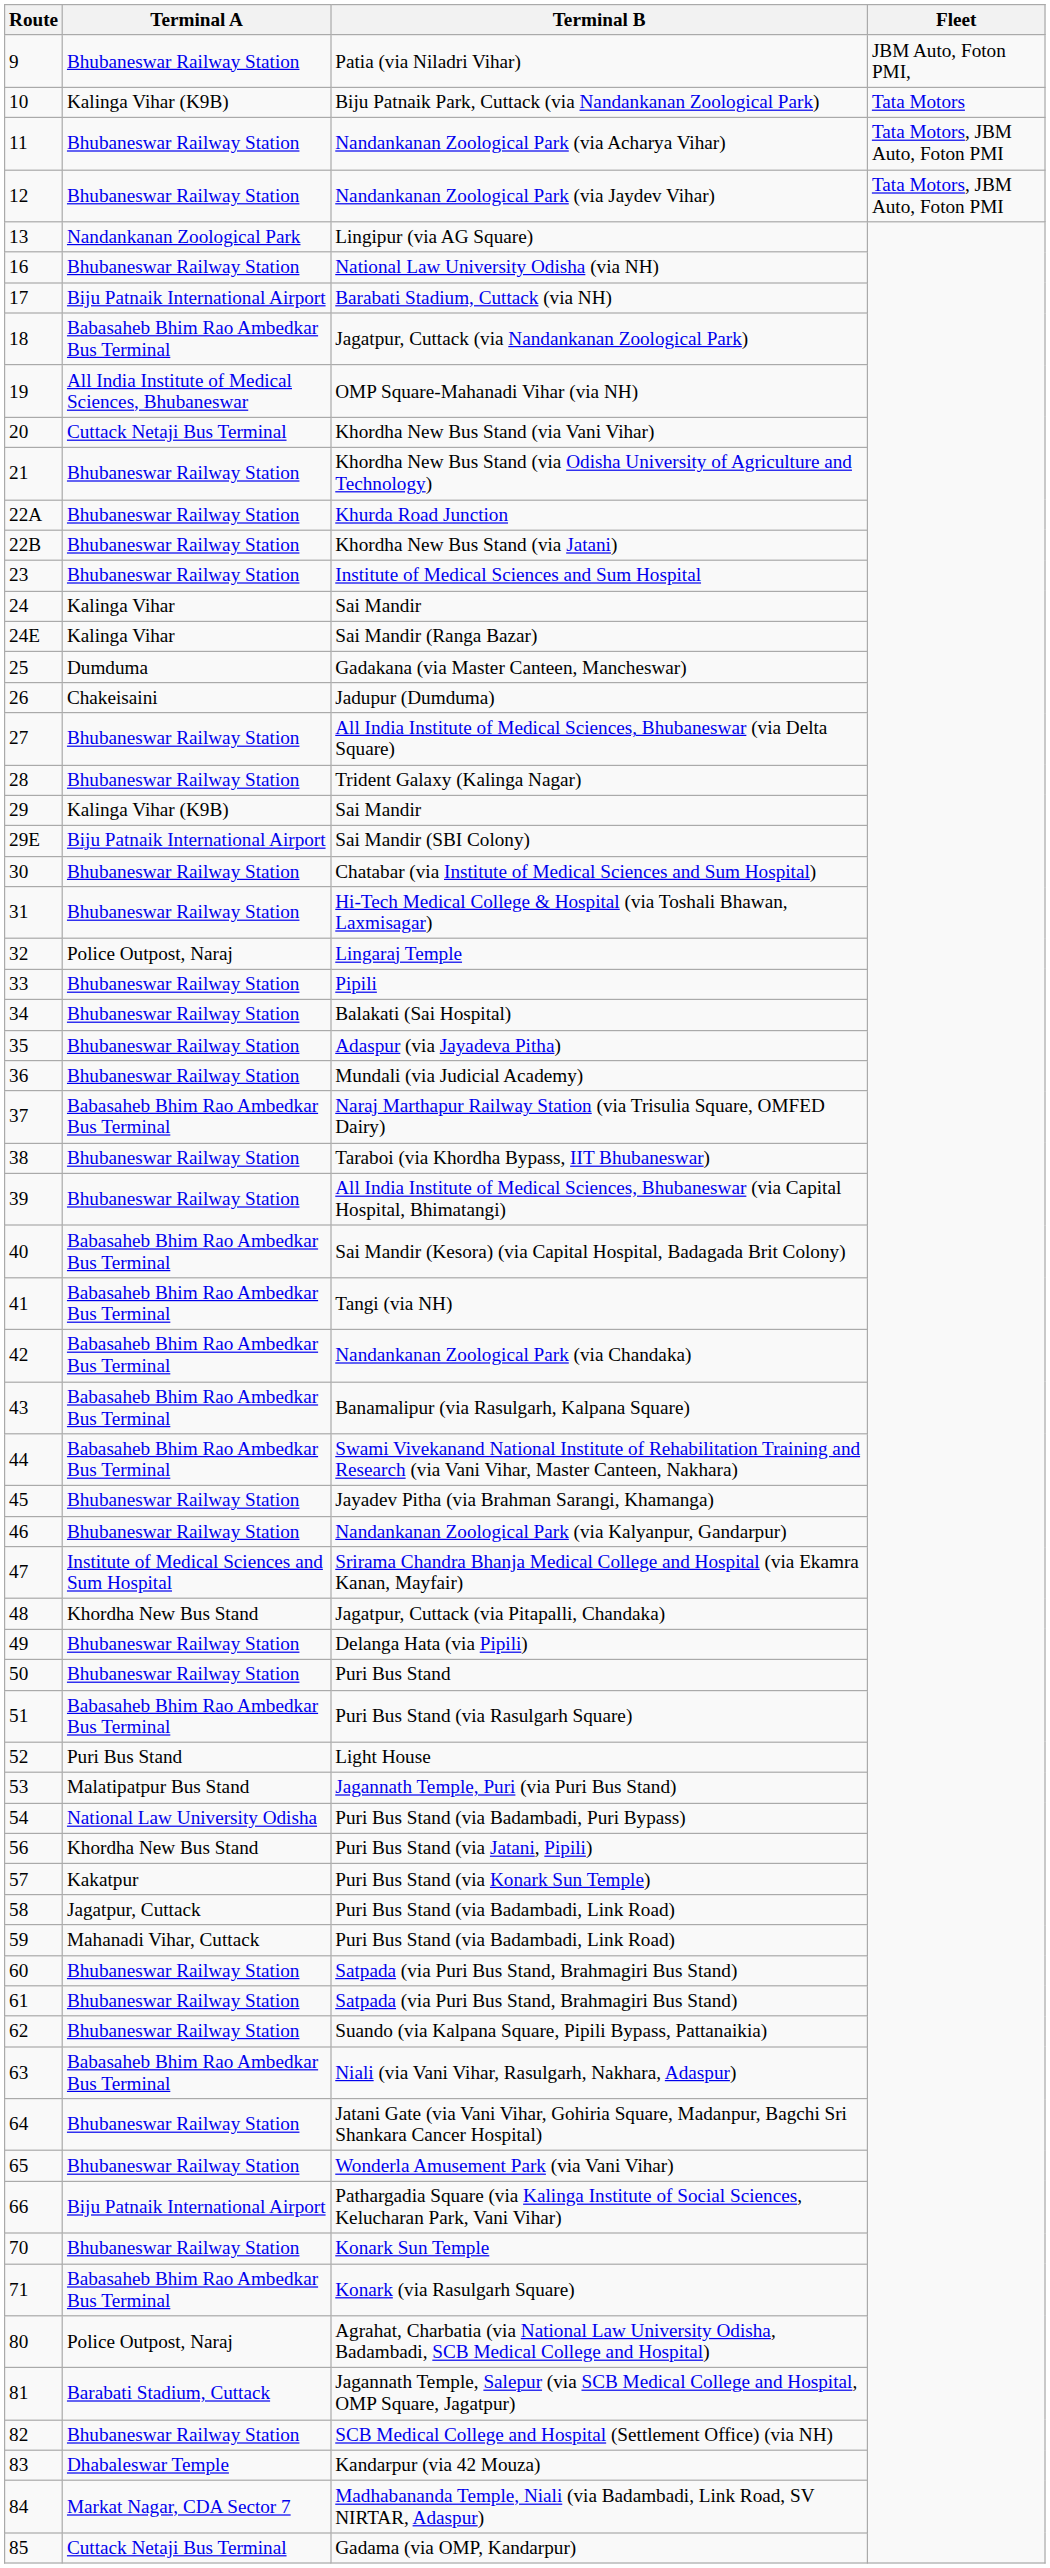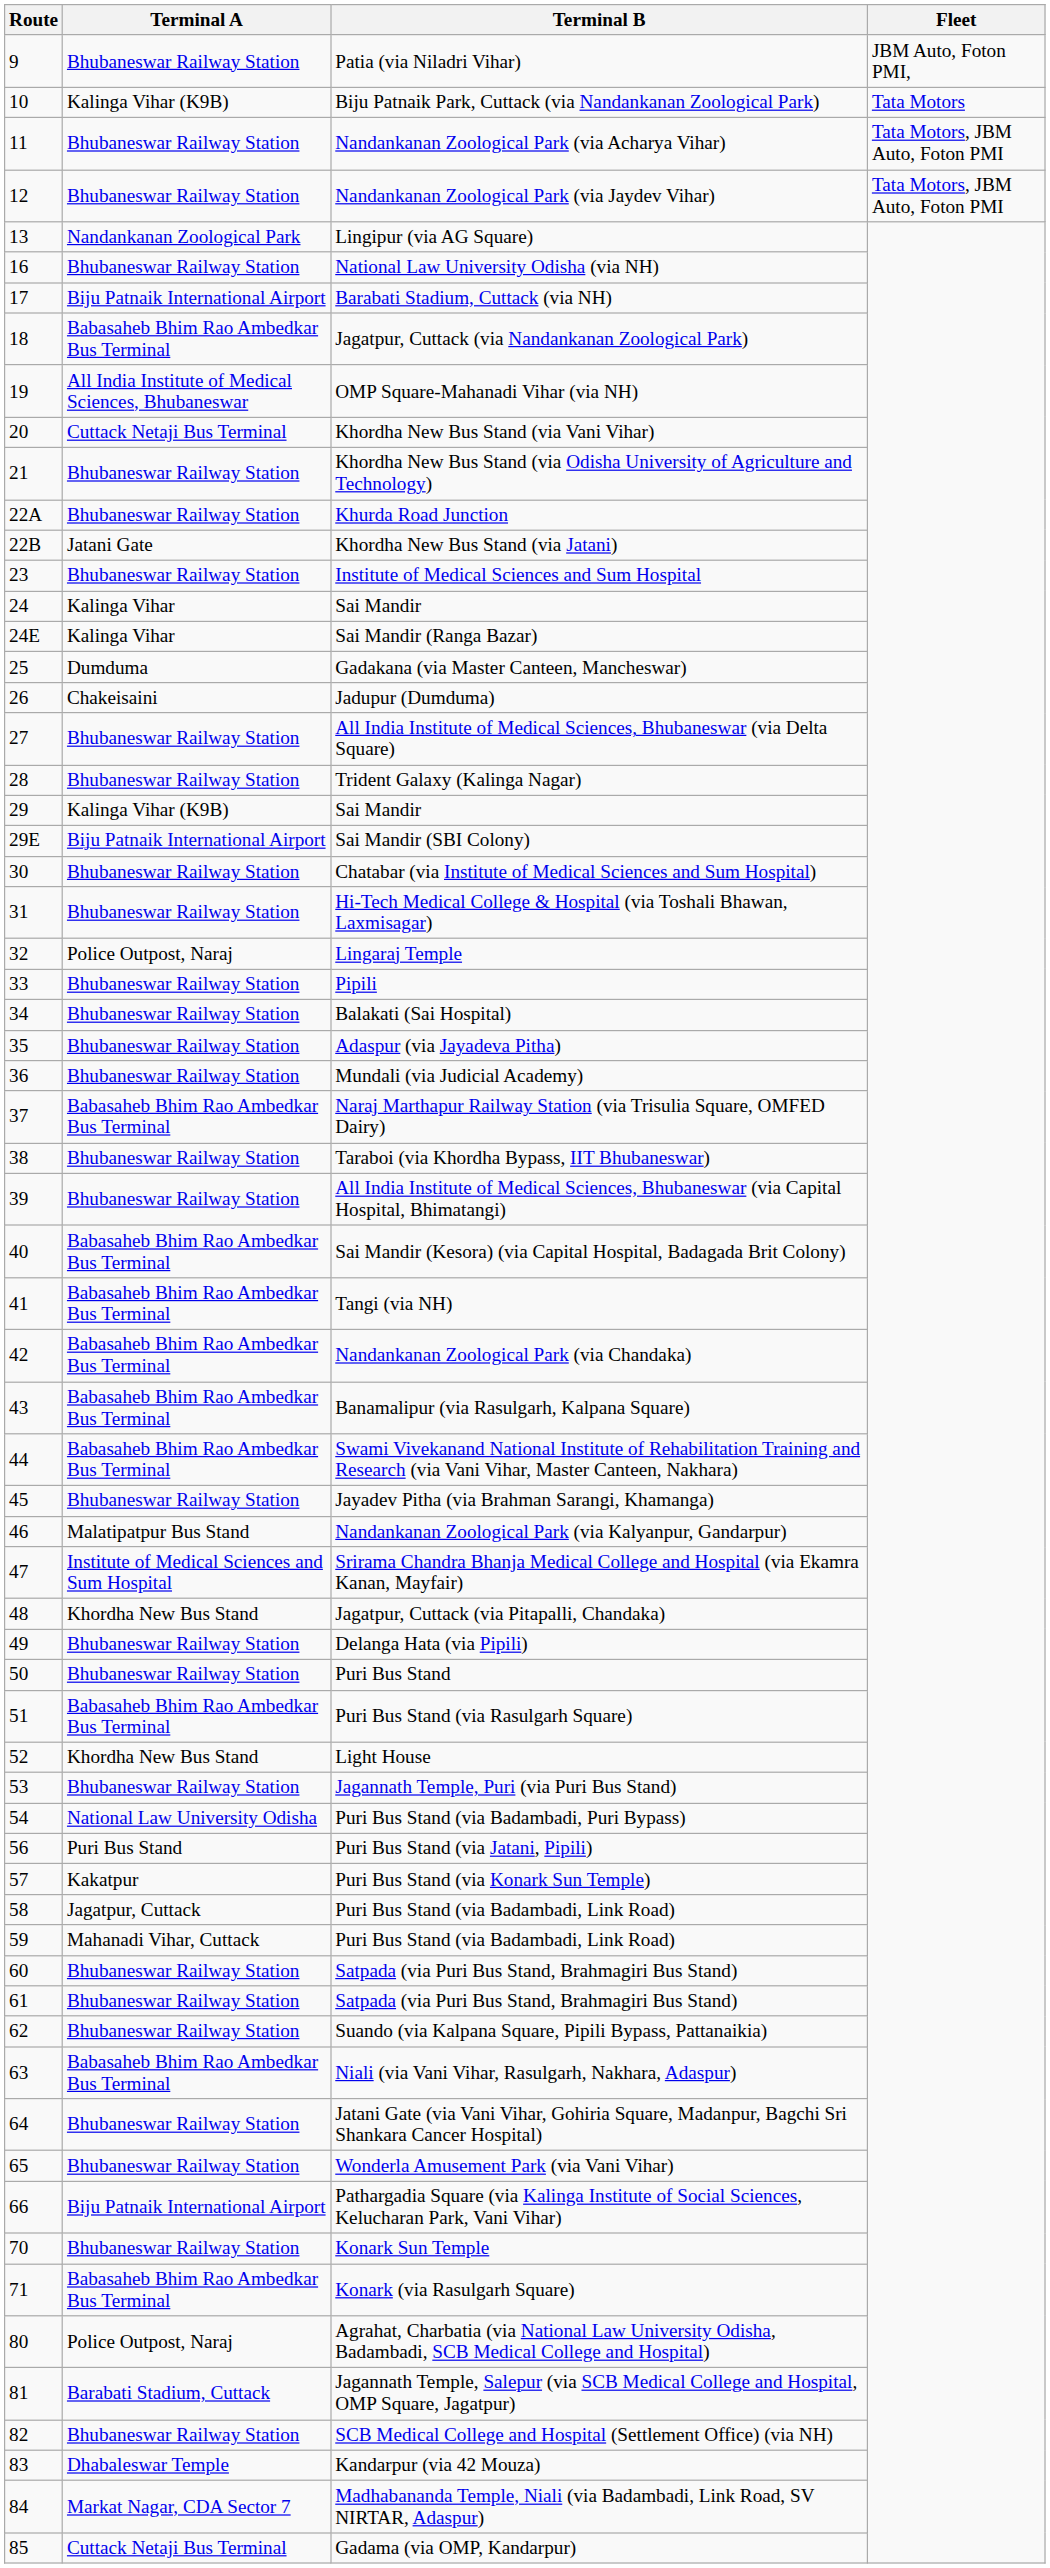(183, 545) Bhubaneswar Railway Station -> (110, 545) Jatani Gate
(183, 1531) Bhubaneswar Railway Station -> (158, 1531) Malatipatpur Bus Stand
(125, 1757) Puri Bus Stand -> (163, 1757) Khordha New Bus Stand
(158, 1787) Malatipatpur Bus Stand -> (183, 1787) Bhubaneswar Railway Station
(163, 1848) Khordha New Bus Stand -> (125, 1848) Puri Bus Stand
